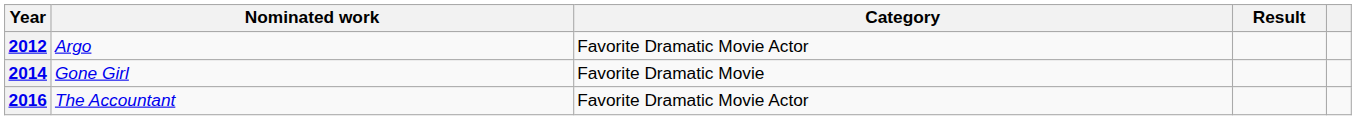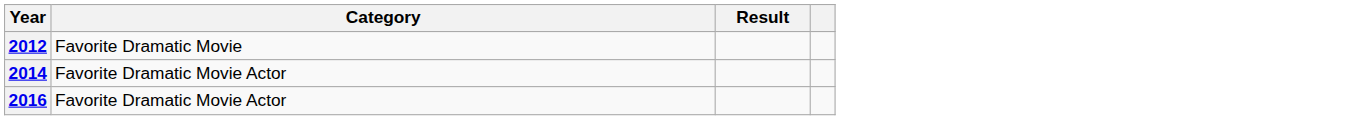- column: (312, 18)
(693, 45) Favorite Dramatic Movie Actor -> (149, 45) Favorite Dramatic Movie
(671, 73) Favorite Dramatic Movie -> (171, 73) Favorite Dramatic Movie Actor
